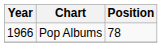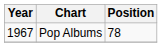(20, 32) 1966 -> (20, 32) 1967
